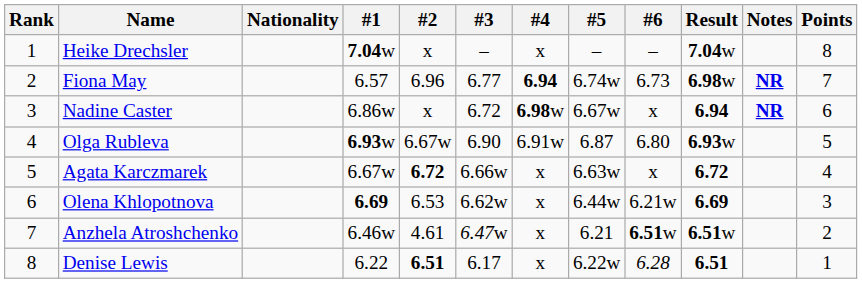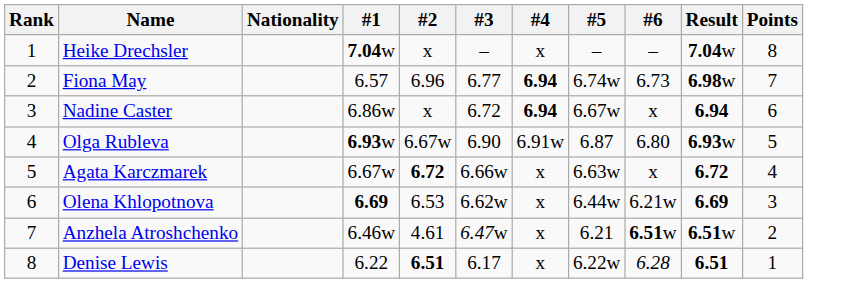- column: (770, 19)
(540, 111) 6.98w -> (540, 111) 6.94
